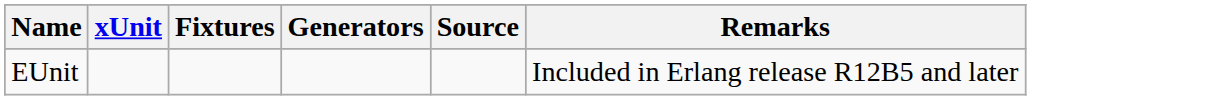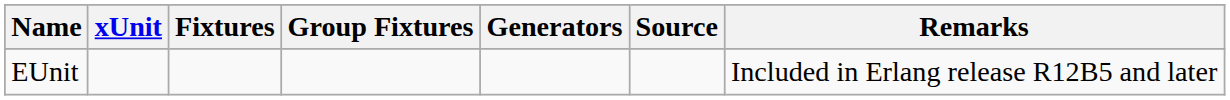+ column: (381, 26)
